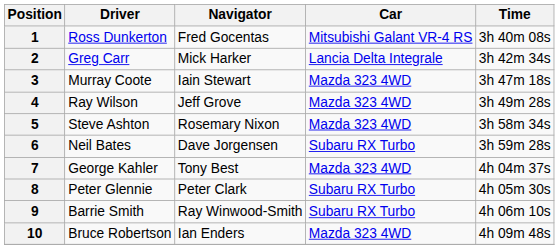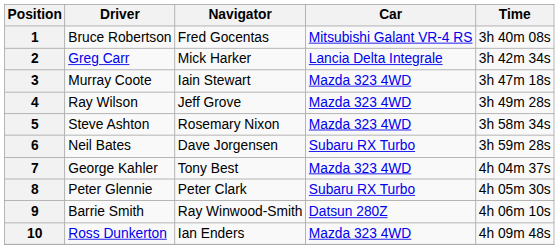(118, 37) Ross Dunkerton -> (120, 37) Bruce Robertson
(362, 211) Subaru RX Turbo -> (348, 211) Datsun 280Z
(120, 233) Bruce Robertson -> (118, 233) Ross Dunkerton
